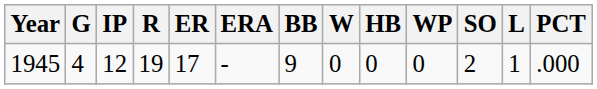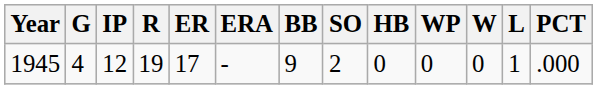columns swapped: (480, 24) <-> (341, 24)
